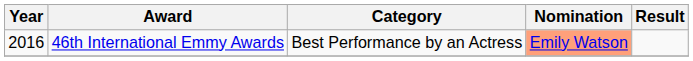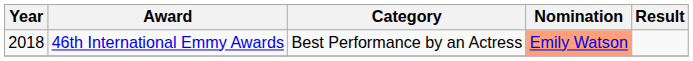(26, 42) 2016 -> (26, 42) 2018
